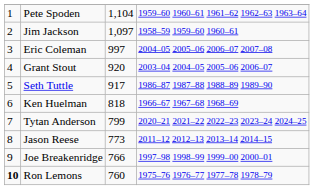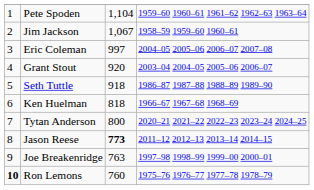(121, 31) 1,097 -> (121, 31) 1,067
(117, 85) 917 -> (117, 85) 918
(117, 121) 799 -> (117, 121) 800
(117, 139) normal -> (117, 139) bold
(117, 157) 766 -> (117, 157) 763
